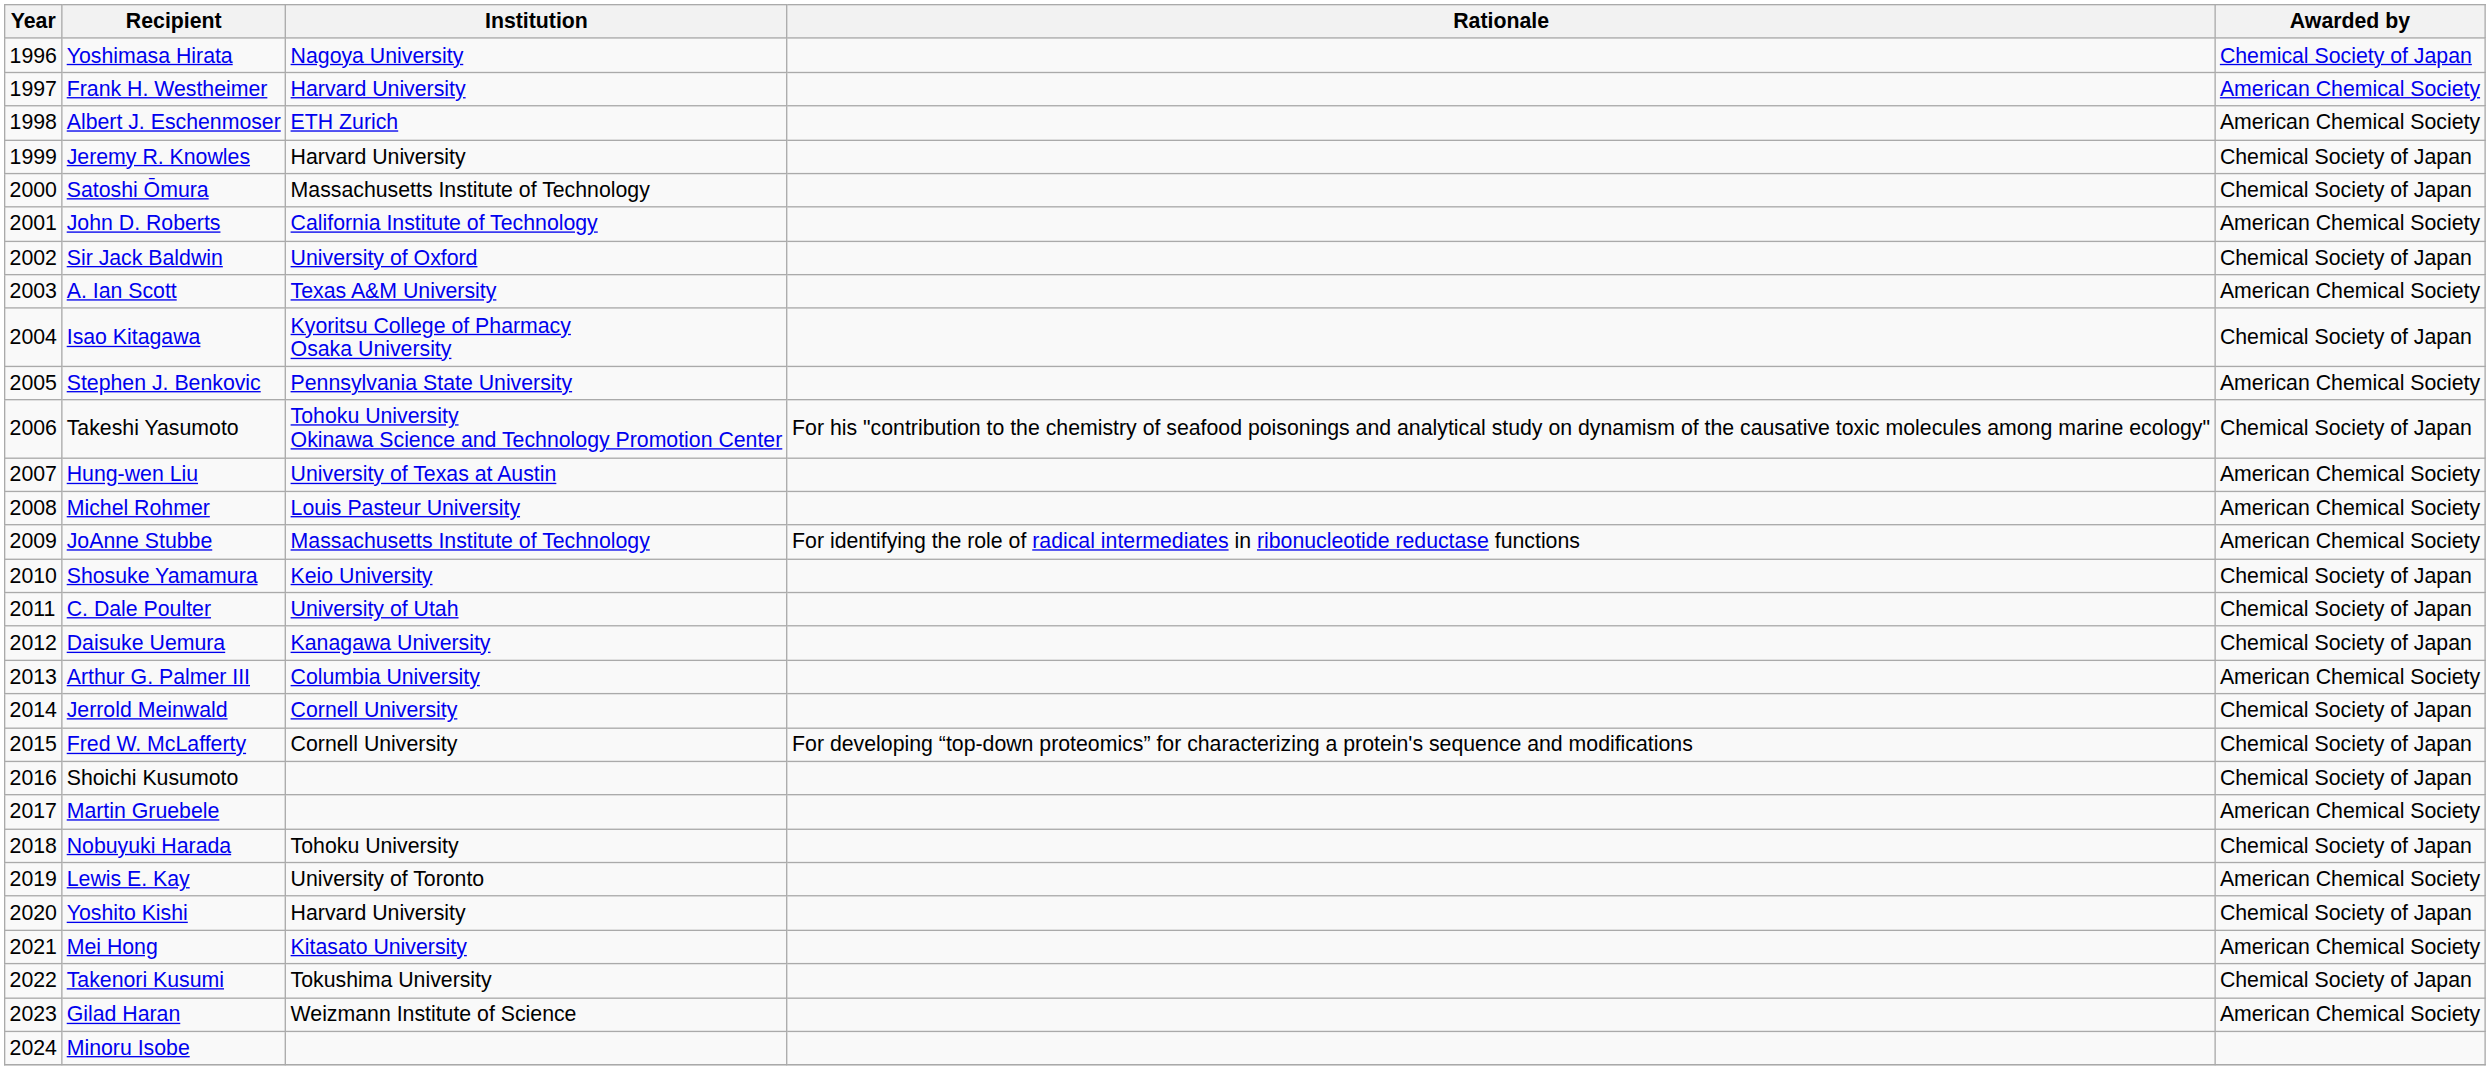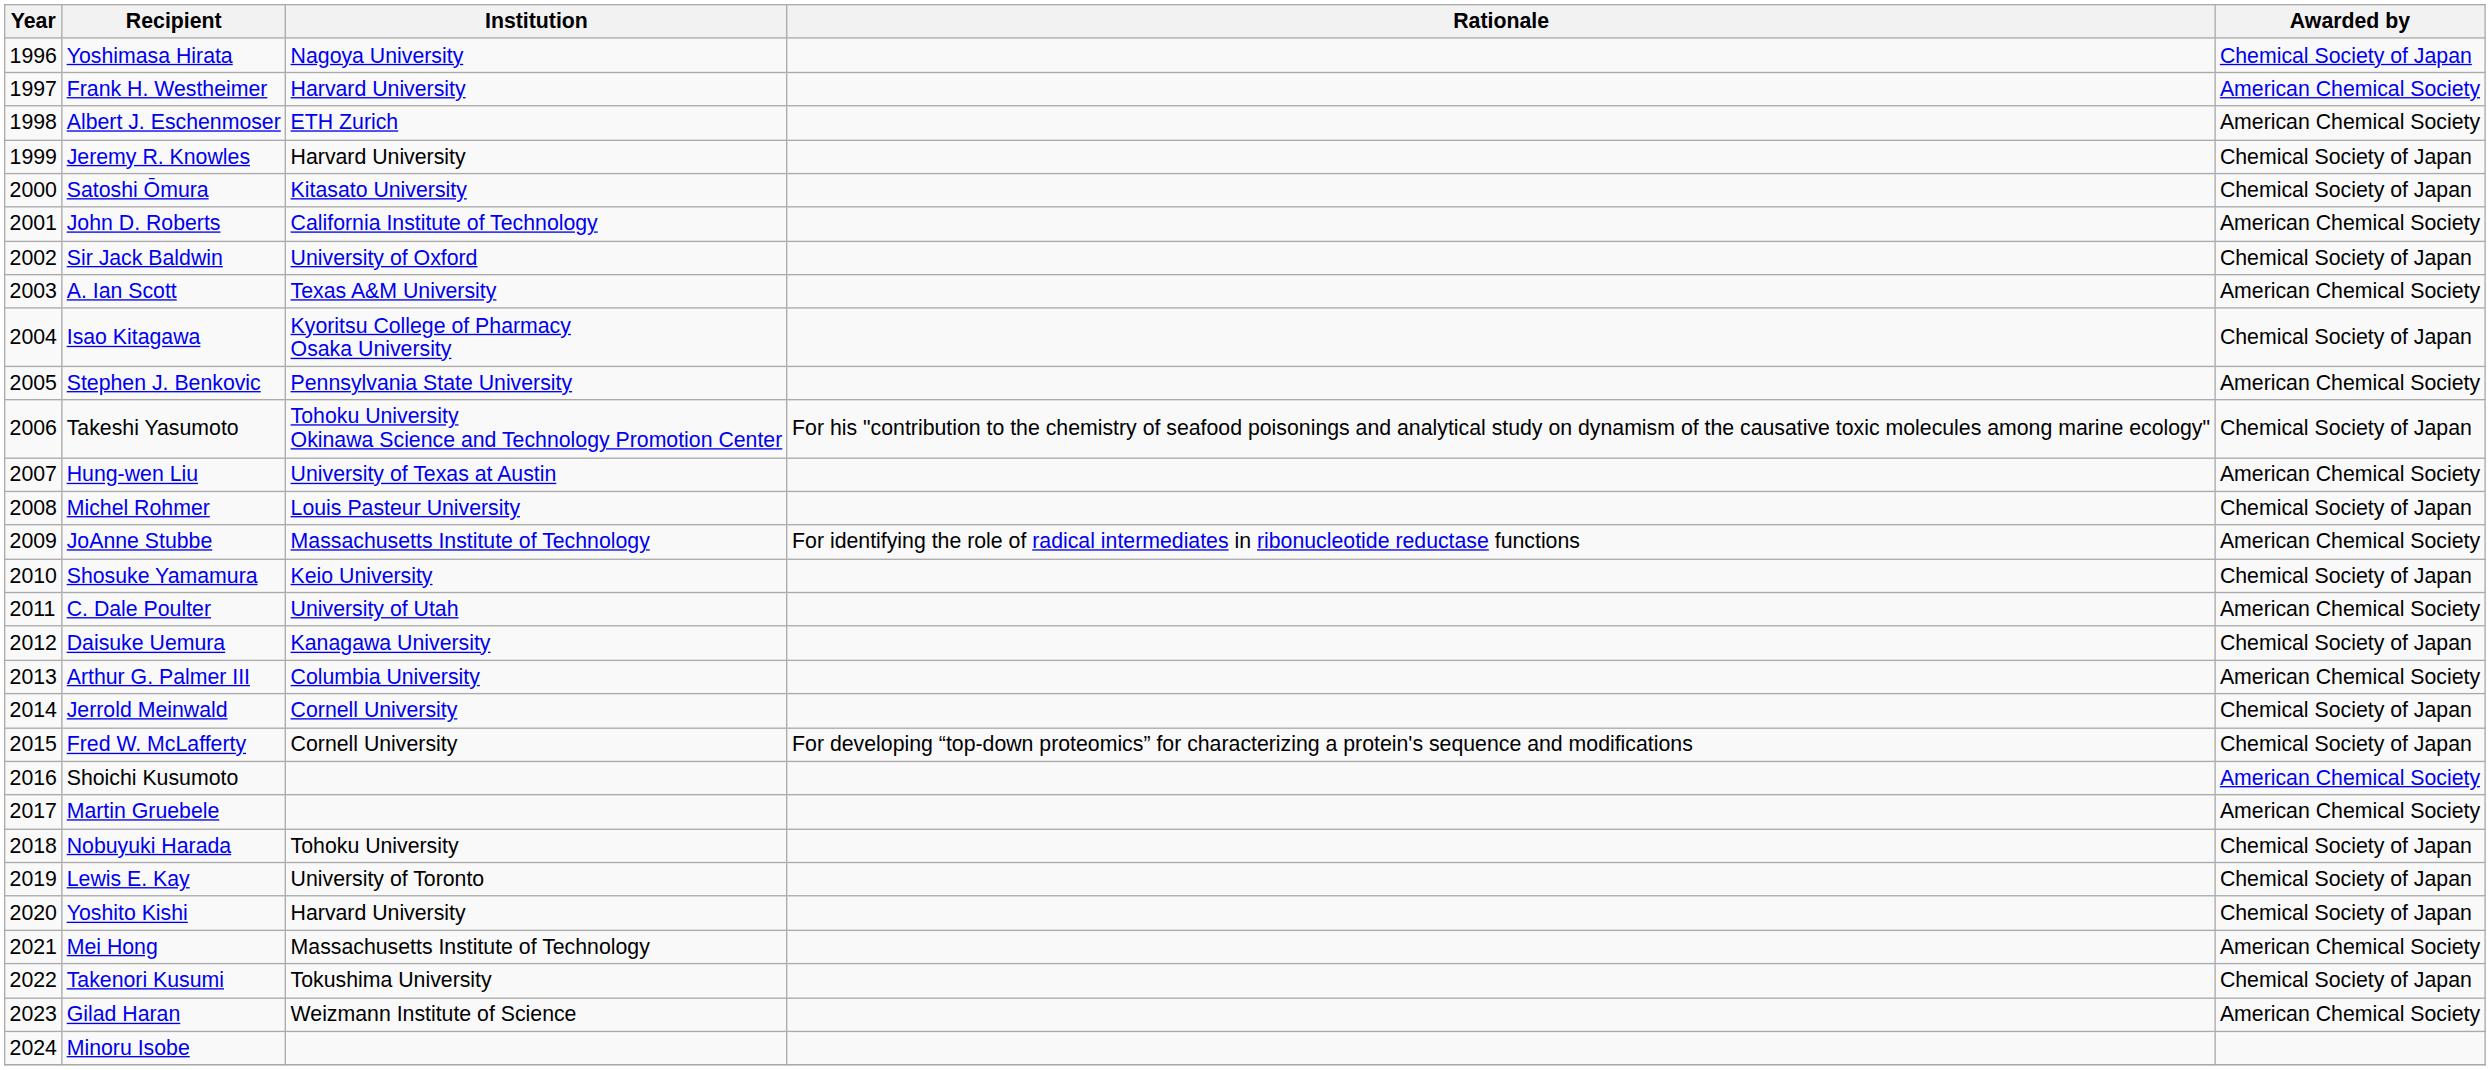(470, 190) Massachusetts Institute of Technology -> (379, 190) Kitasato University
(2350, 507) American Chemical Society -> (2346, 507) Chemical Society of Japan
(2346, 609) Chemical Society of Japan -> (2350, 609) American Chemical Society
(2346, 777) Chemical Society of Japan -> (2350, 777) American Chemical Society
(2350, 879) American Chemical Society -> (2346, 879) Chemical Society of Japan
(379, 946) Kitasato University -> (470, 946) Massachusetts Institute of Technology
